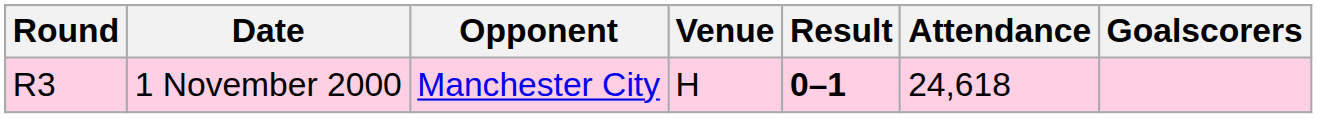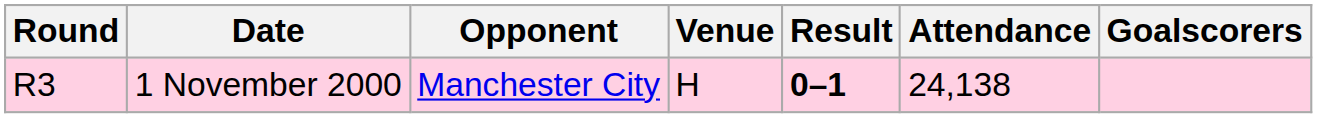(960, 84) 24,618 -> (960, 84) 24,138
